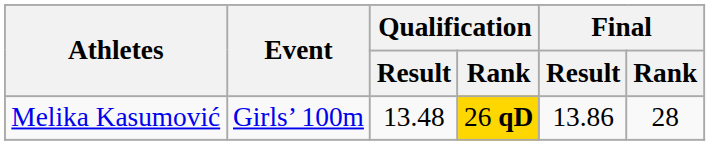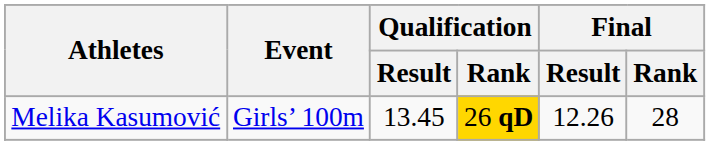(414, 117) 13.48 -> (414, 117) 13.45
(583, 117) 13.86 -> (583, 117) 12.26
